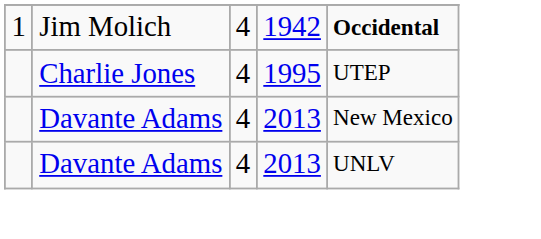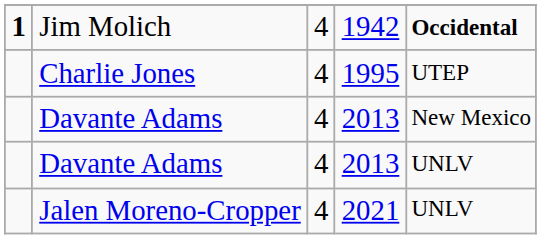(19, 27) normal -> (19, 27) bold
+ row: (170, 210)
